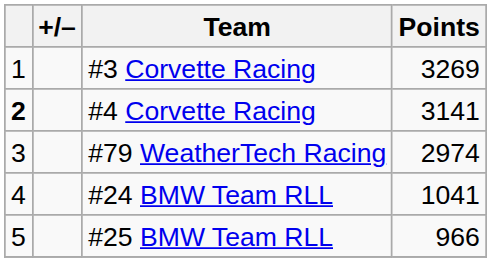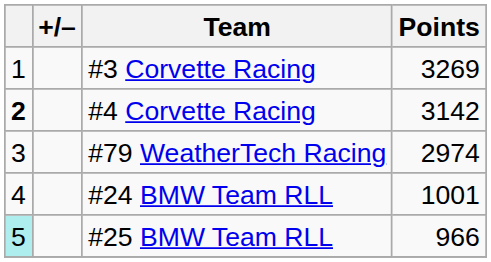(450, 110) 3141 -> (450, 110) 3142
(450, 195) 1041 -> (450, 195) 1001
(18, 237) no background -> (18, 237) paleturquoise background
